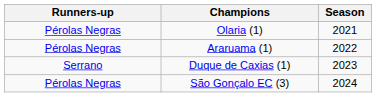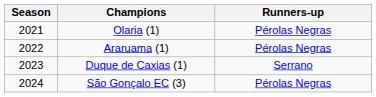columns swapped: (345, 13) <-> (83, 13)
